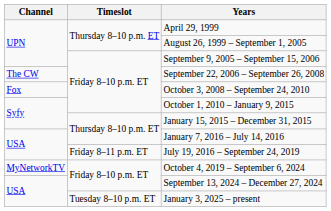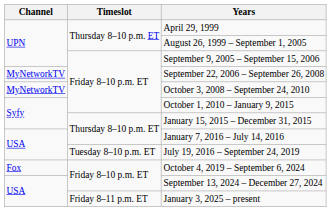(23, 74) The CW -> (36, 74) MyNetworkTV
(14, 89) Fox -> (36, 89) MyNetworkTV
(109, 152) Friday 8–11 p.m. ET -> (112, 152) Tuesday 8–10 p.m. ET
(36, 167) MyNetworkTV -> (14, 167) Fox
(112, 198) Tuesday 8–10 p.m. ET -> (109, 198) Friday 8–11 p.m. ET
